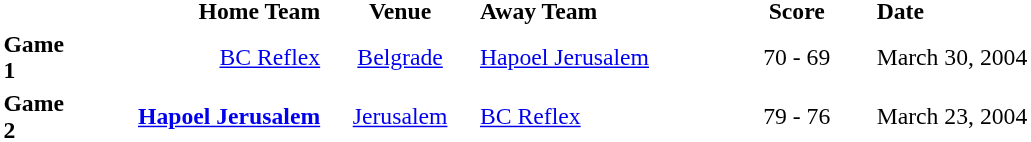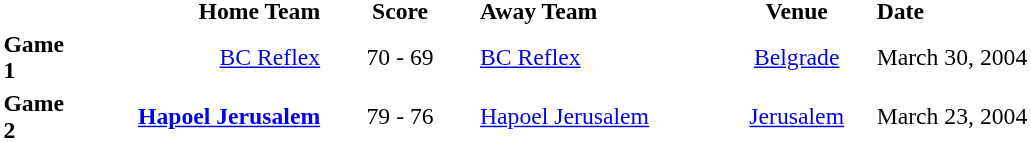columns swapped: (797, 11) <-> (400, 11)
(564, 57) Hapoel Jerusalem -> (530, 57) BC Reflex
(530, 116) BC Reflex -> (564, 116) Hapoel Jerusalem
